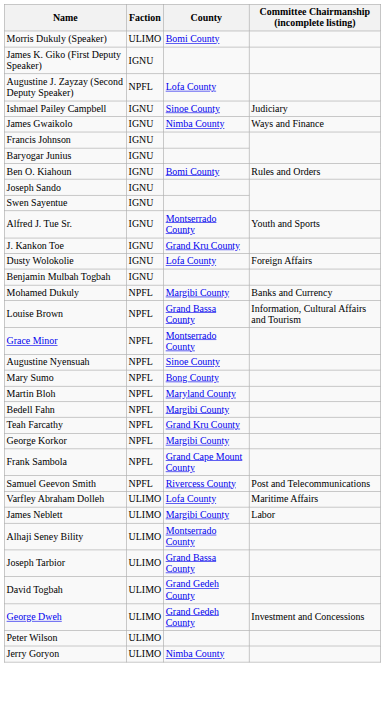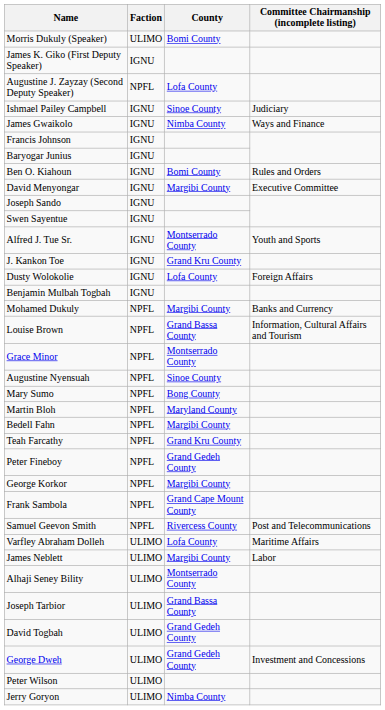+ row: (43, 187)
+ row: (34, 462)
